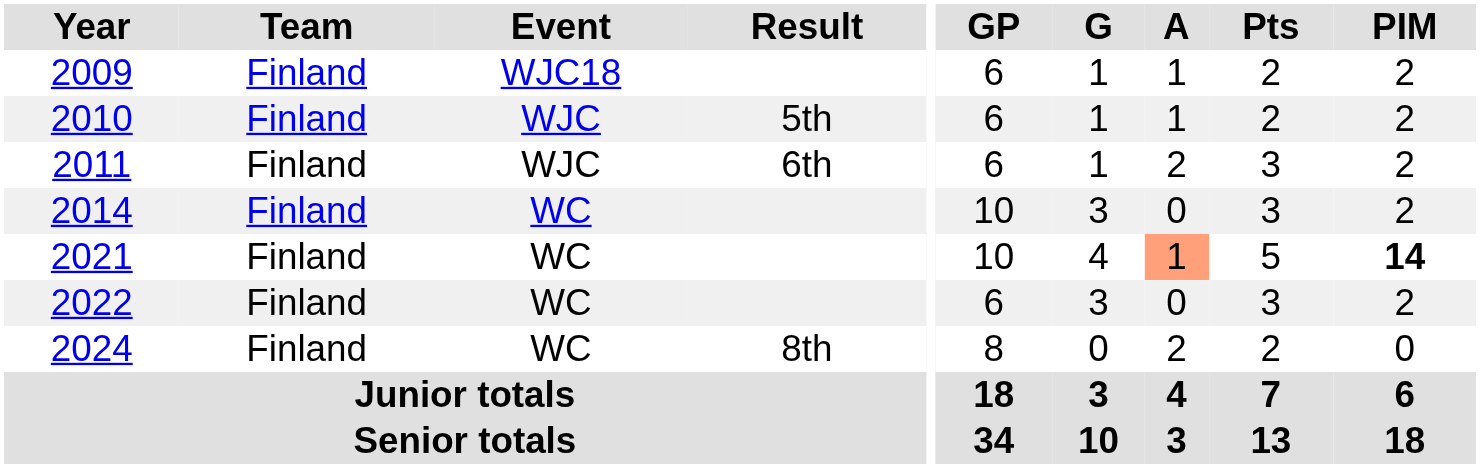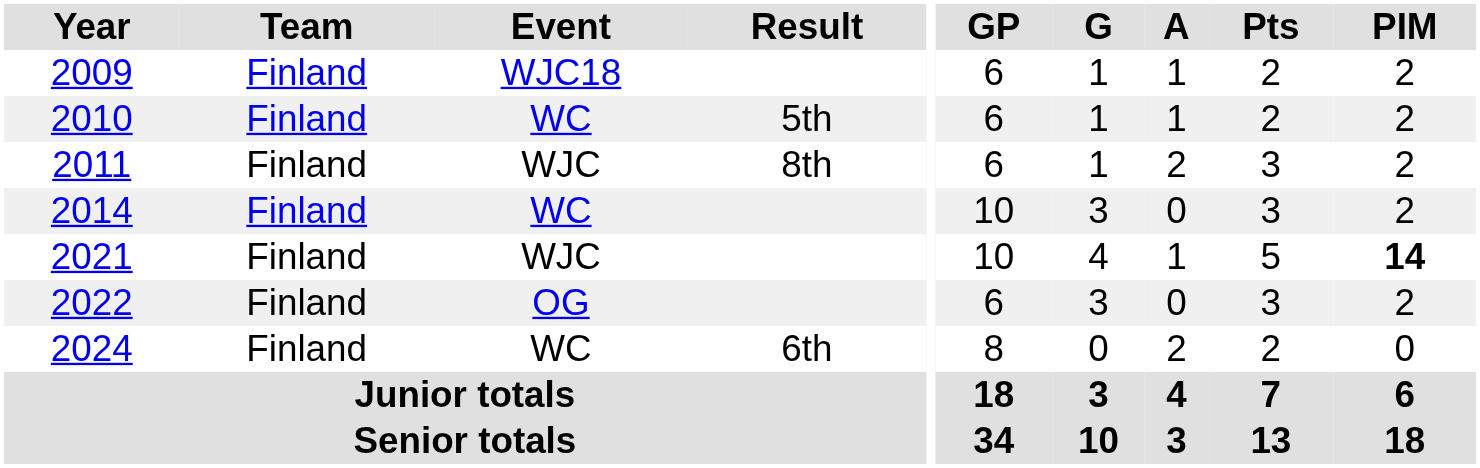(561, 118) WJC -> (561, 118) WC
(807, 164) 6th -> (807, 164) 8th
(561, 256) WC -> (561, 256) WJC
(1176, 256) lightsalmon background -> (1176, 256) no background
(561, 302) WC -> (561, 302) OG
(807, 348) 8th -> (807, 348) 6th
